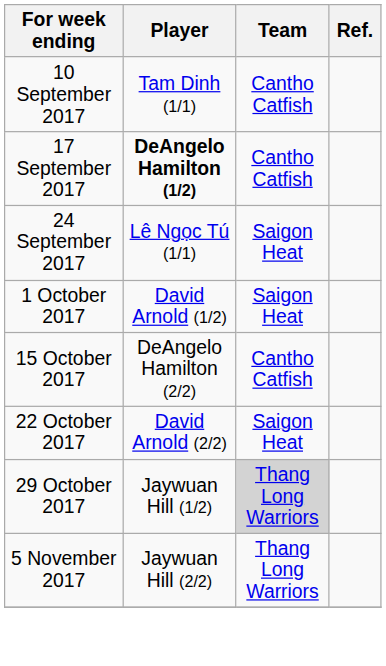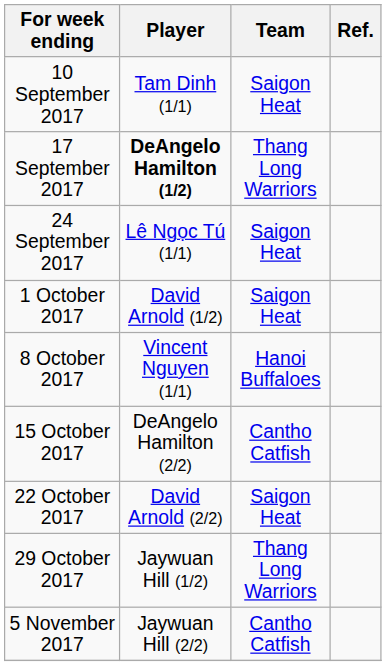(283, 94) Cantho Catfish -> (280, 94) Saigon Heat
(283, 168) Cantho Catfish -> (280, 168) Thang Long Warriors
+ row: (62, 369)
(283, 496) lightgrey background -> (280, 570) no background
(283, 570) Thang Long Warriors -> (280, 633) Cantho Catfish
